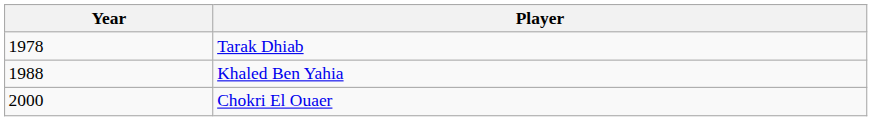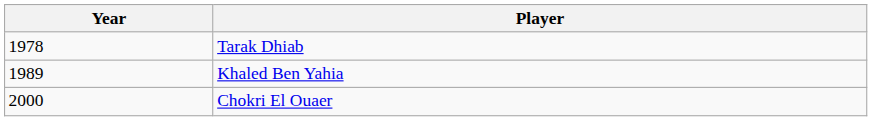(26, 73) 1988 -> (26, 73) 1989
